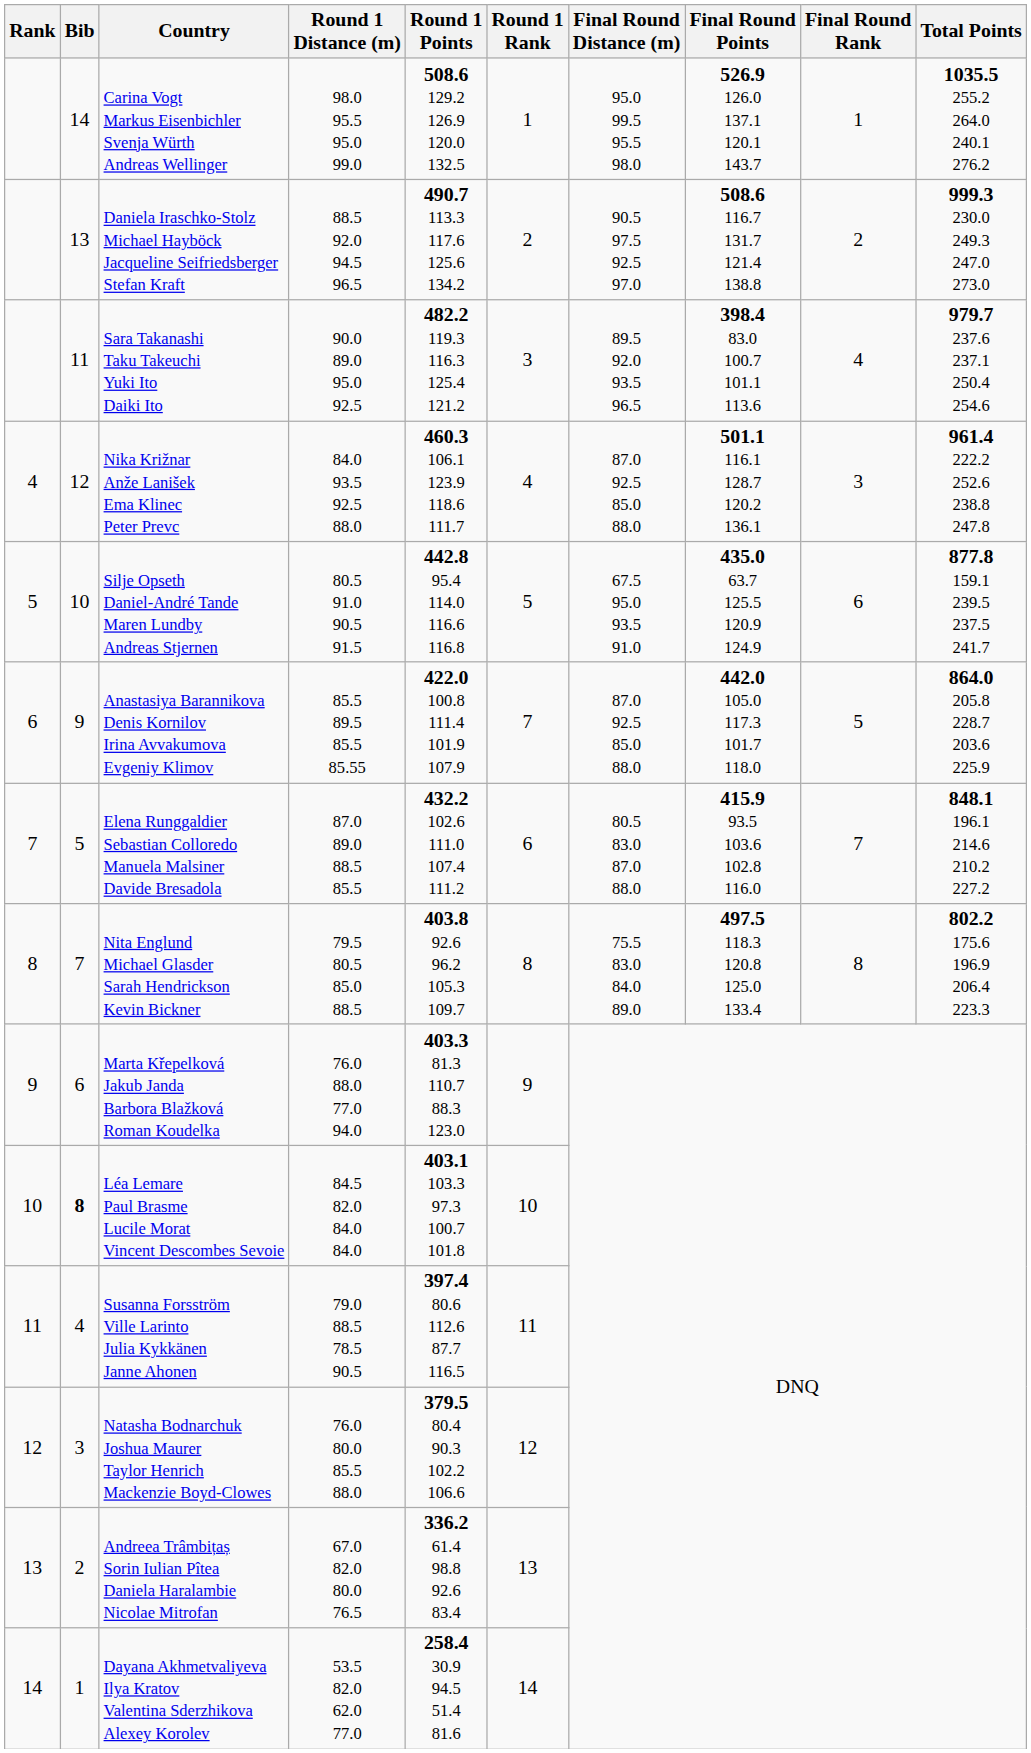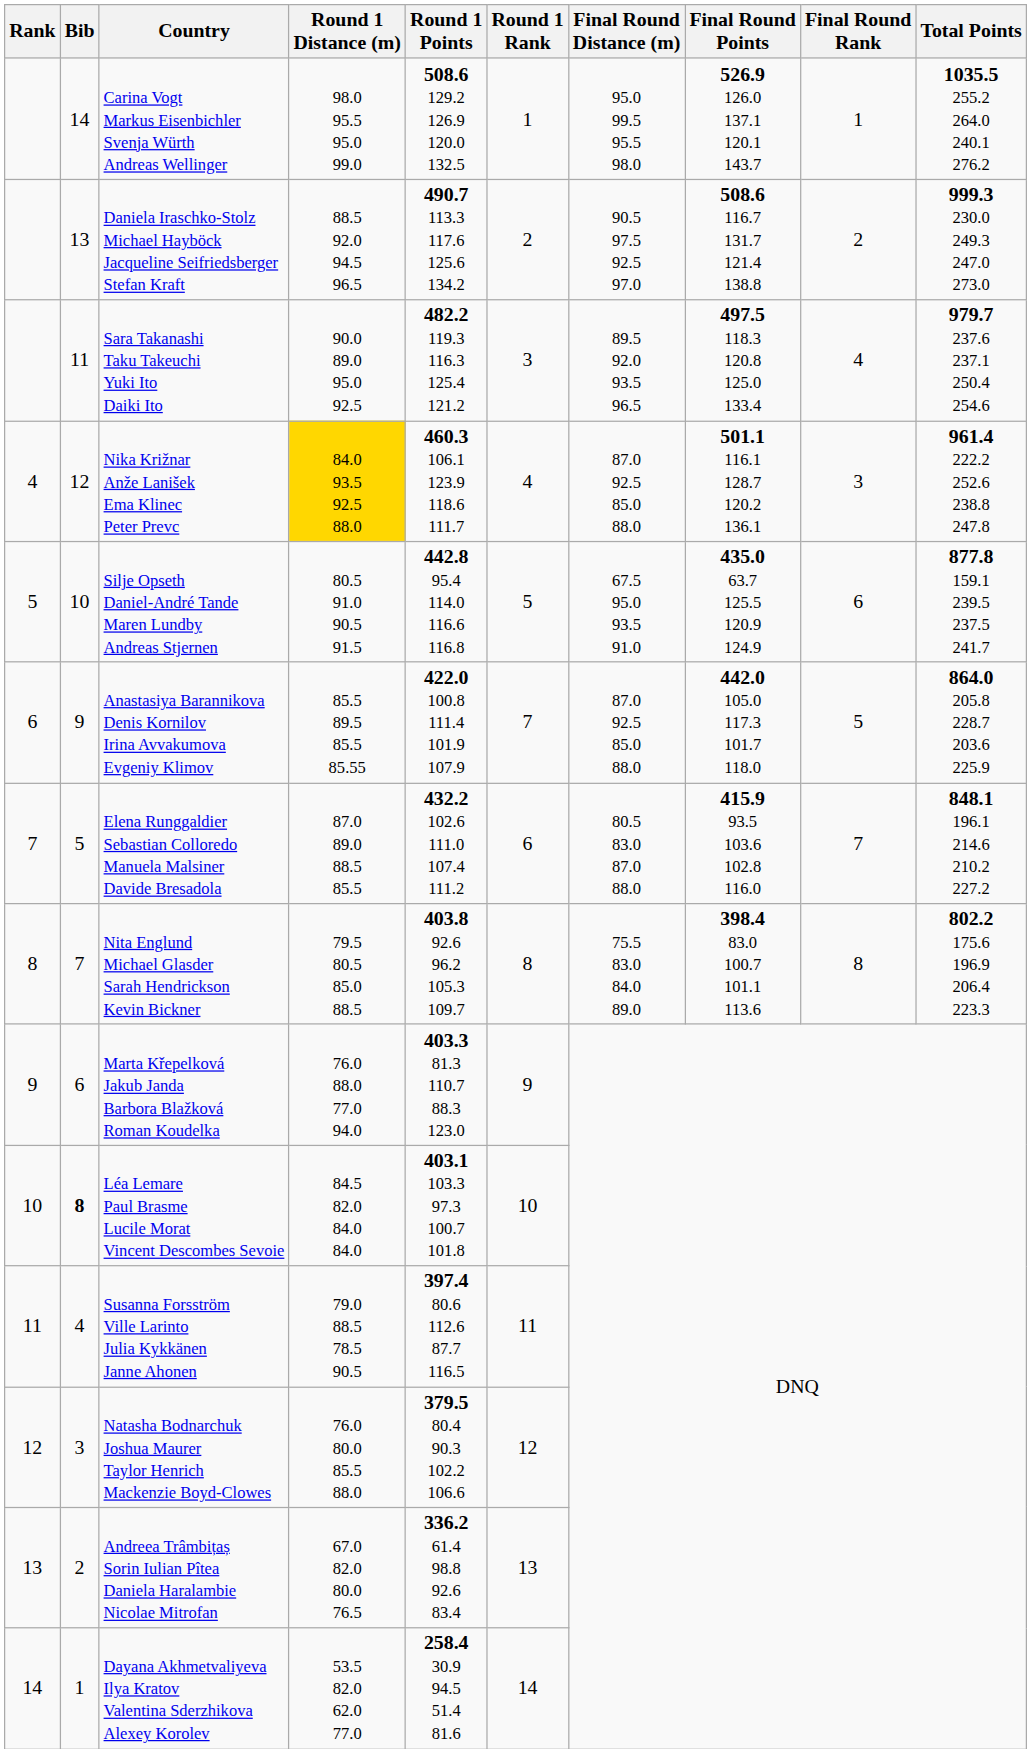(743, 360) 398.4 83.0 100.7 101.1 113.6 -> (743, 360) 497.5 118.3 120.8 125.0 133.4
(347, 493) no background -> (347, 493) gold background
(743, 963) 497.5 118.3 120.8 125.0 133.4 -> (743, 963) 398.4 83.0 100.7 101.1 113.6
